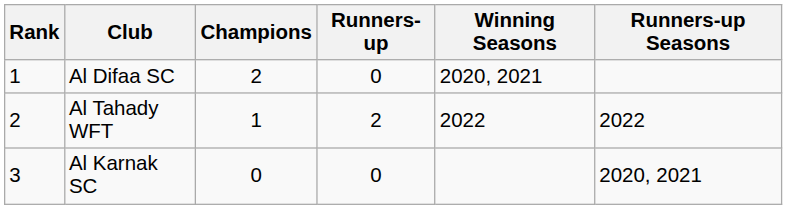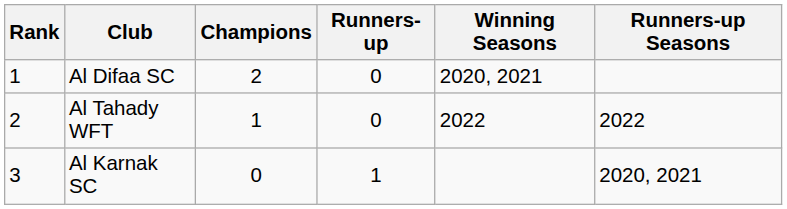(376, 120) 2 -> (376, 120) 0
(376, 175) 0 -> (376, 175) 1
